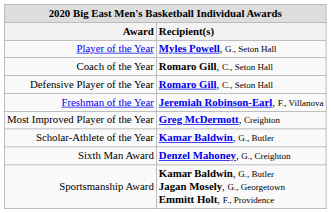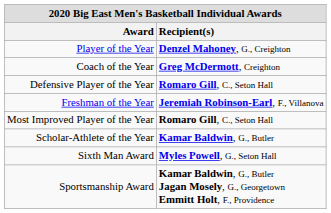(218, 49) Myles Powell, G., Seton Hall -> (225, 49) Denzel Mahoney, G., Creighton
(216, 67) Romaro Gill, C., Seton Hall -> (219, 67) Greg McDermott, Creighton
(219, 120) Greg McDermott, Creighton -> (216, 120) Romaro Gill, C., Seton Hall
(225, 156) Denzel Mahoney, G., Creighton -> (218, 156) Myles Powell, G., Seton Hall
